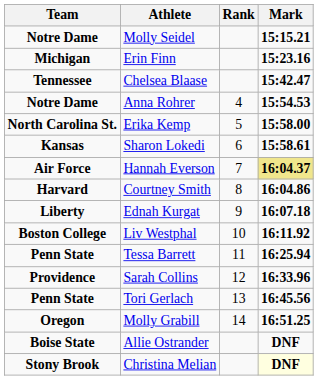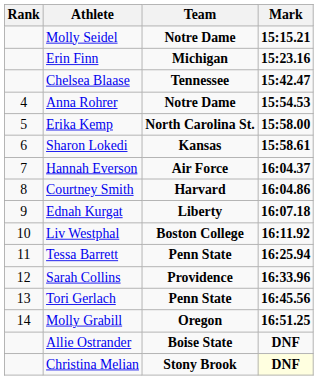columns swapped: (239, 15) <-> (62, 15)
(286, 168) khaki background -> (286, 168) no background
